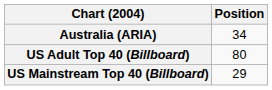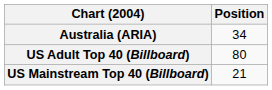(239, 74) 29 -> (239, 74) 21
